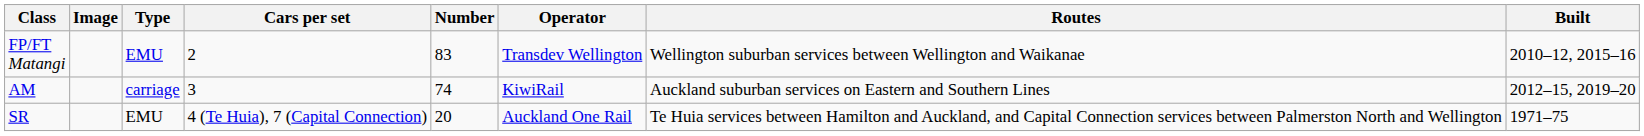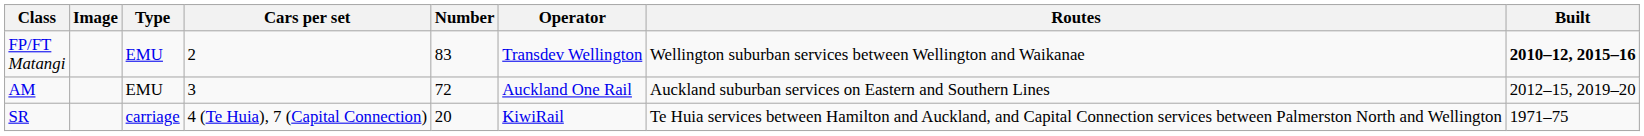(1573, 53) normal -> (1573, 53) bold
(153, 90) carriage -> (144, 90) EMU
(443, 90) 74 -> (443, 90) 72
(533, 90) KiwiRail -> (567, 90) Auckland One Rail
(144, 116) EMU -> (153, 116) carriage
(567, 116) Auckland One Rail -> (533, 116) KiwiRail
